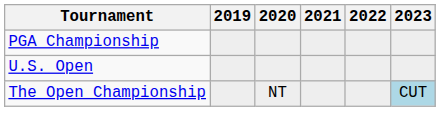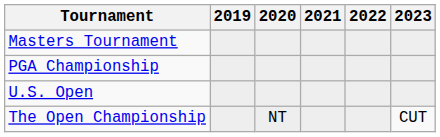+ row: (93, 43)
(413, 94) lightblue background -> (413, 119) no background
